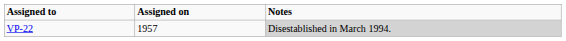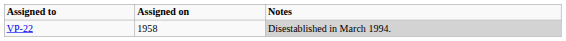(147, 28) 1957 -> (147, 28) 1958
